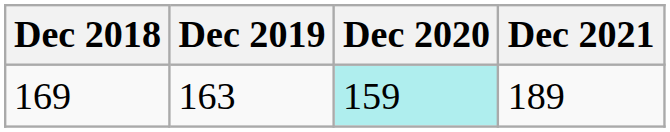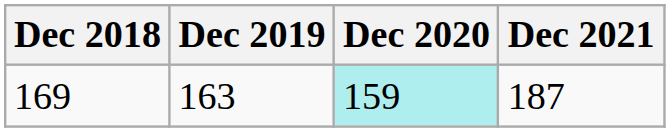(536, 95) 189 -> (536, 95) 187
